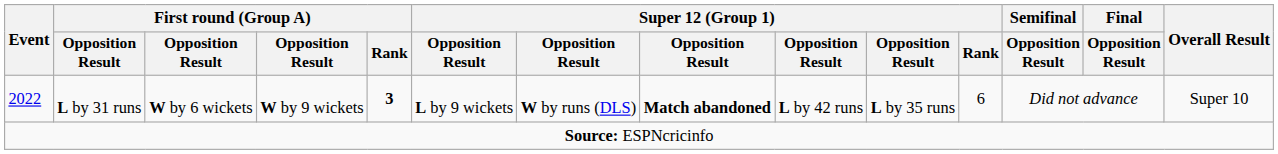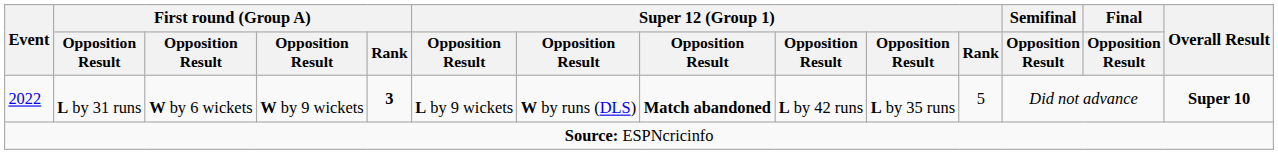(981, 99) 6 -> (981, 99) 5
(1219, 99) normal -> (1219, 99) bold
